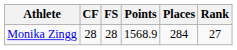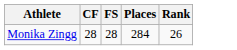- column: (141, 14)
(215, 34) 27 -> (176, 34) 26
